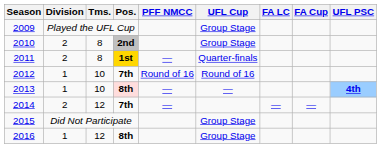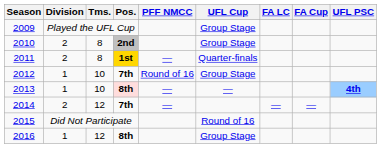(228, 74) Round of 16 -> (228, 74) Group Stage
(228, 120) Group Stage -> (228, 120) Round of 16
